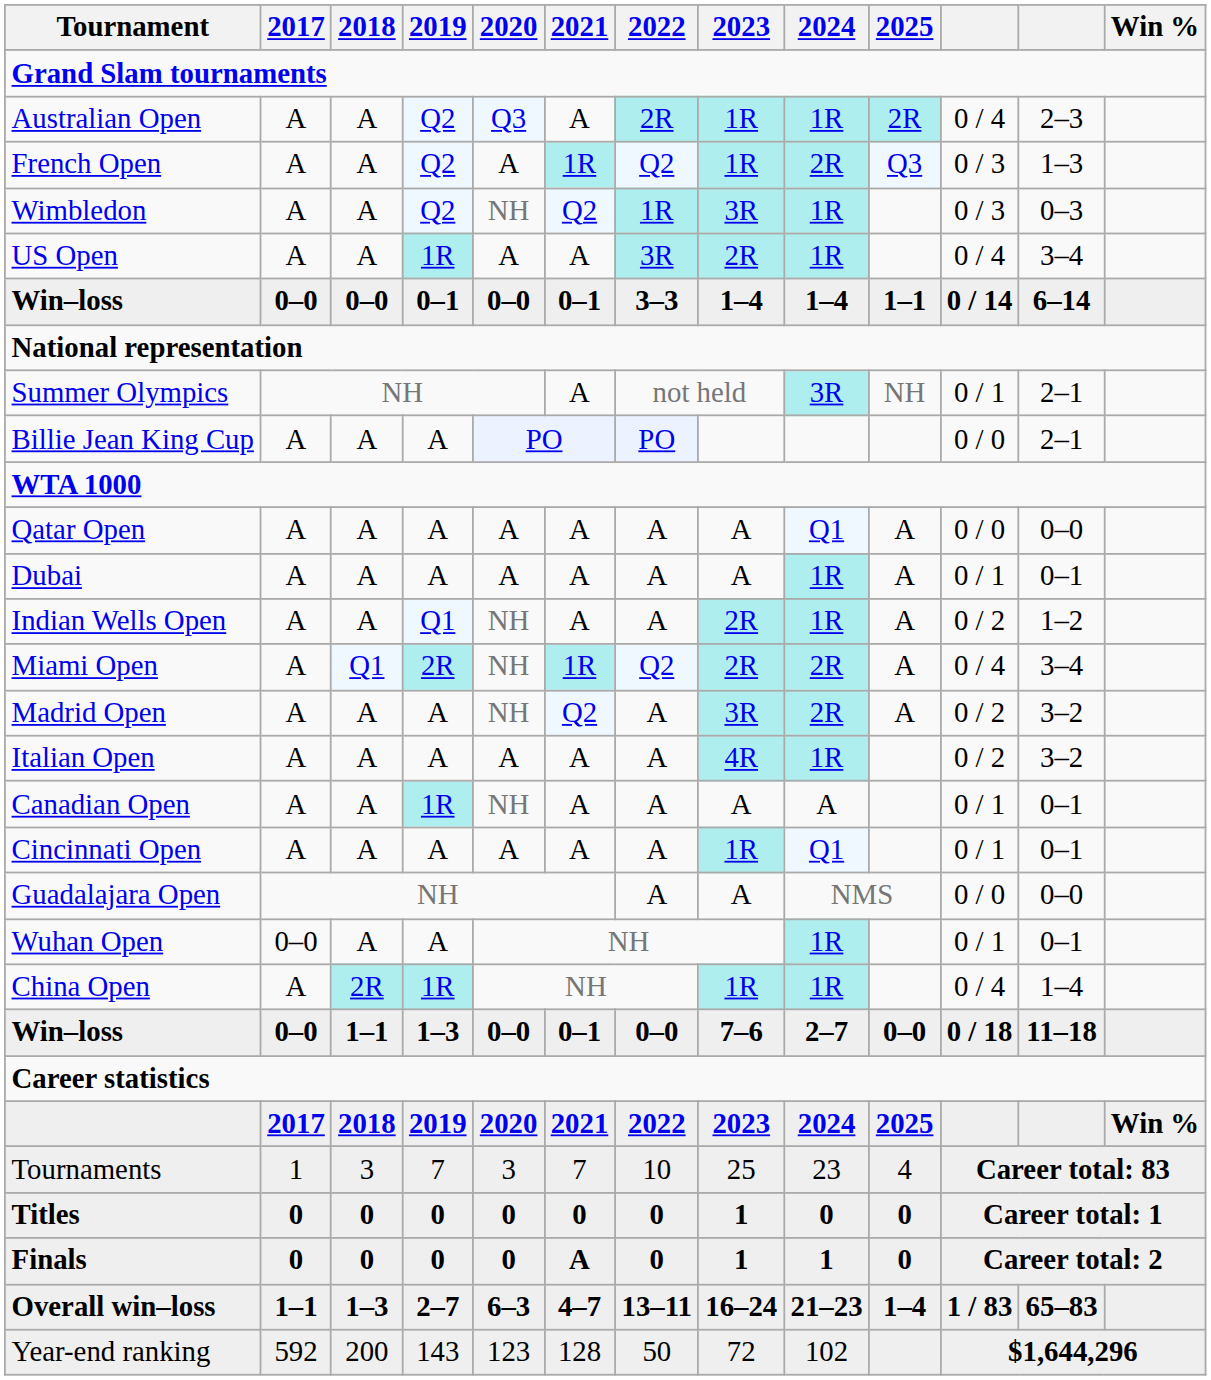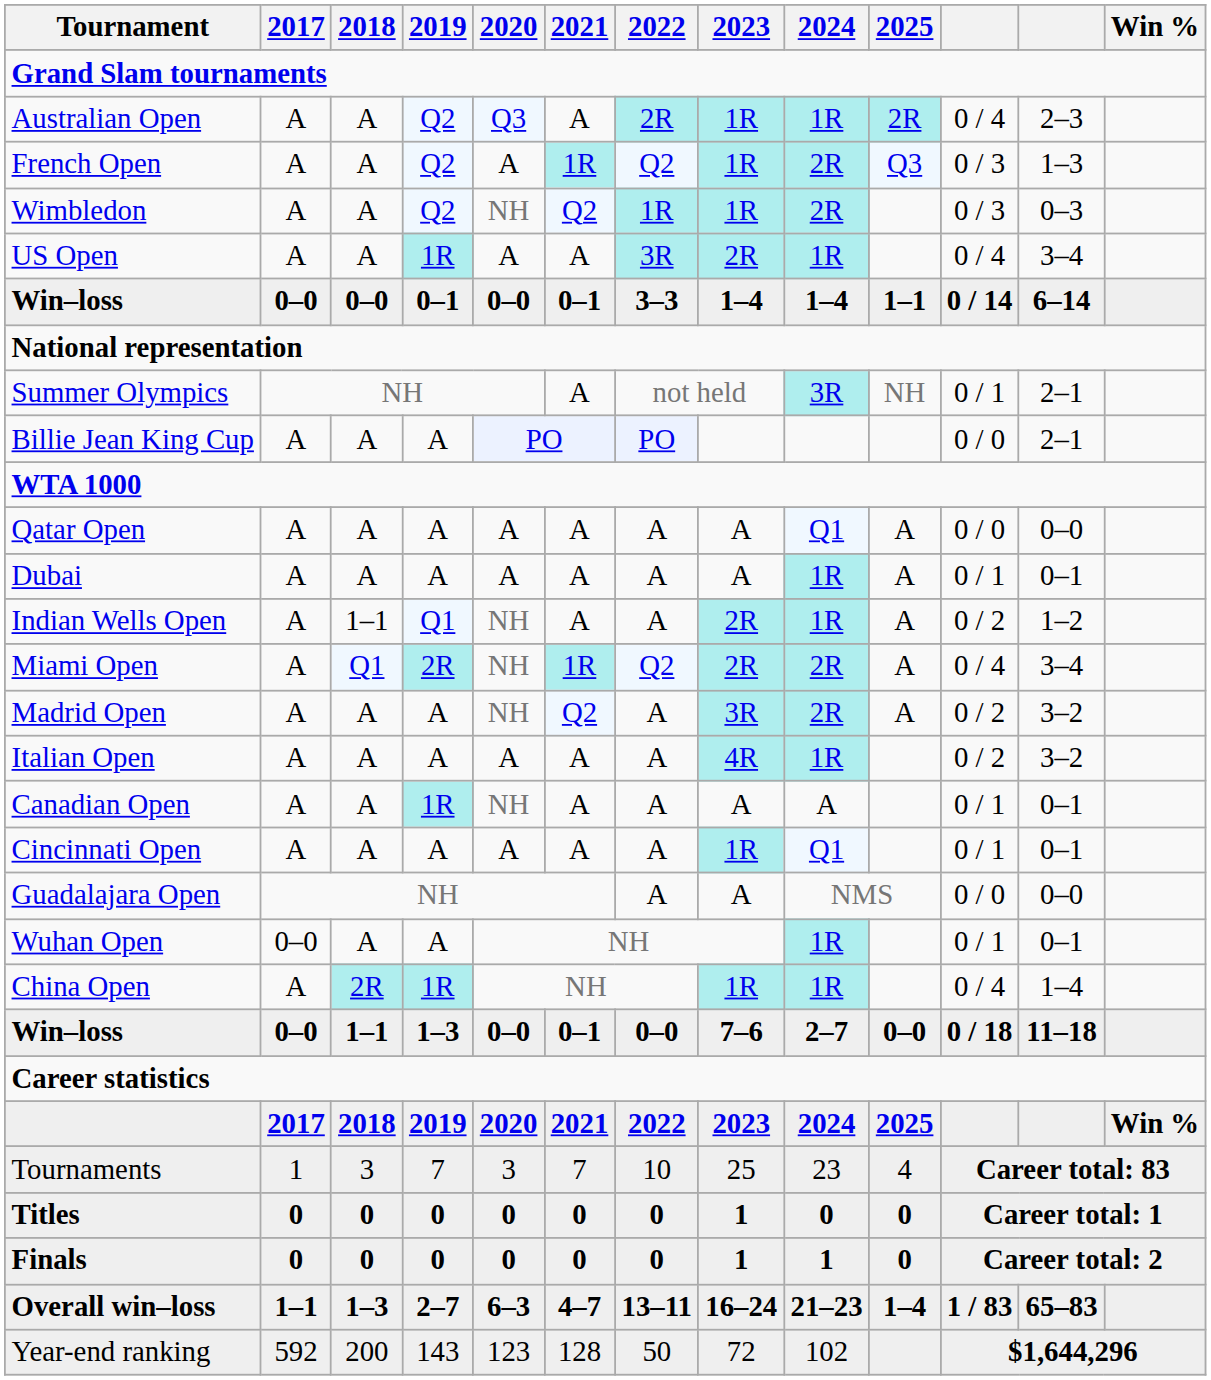(741, 210) 3R -> (741, 210) 1R
(827, 210) 1R -> (827, 210) 2R
(367, 621) A -> (367, 621) 1–1
(579, 1260) A -> (579, 1260) 0
